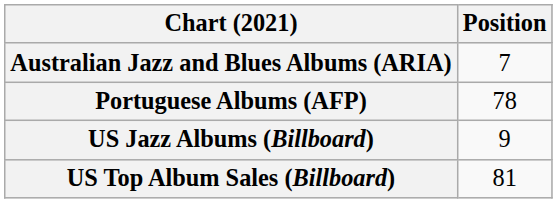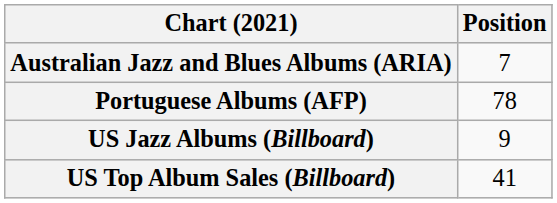(505, 178) 81 -> (505, 178) 41
